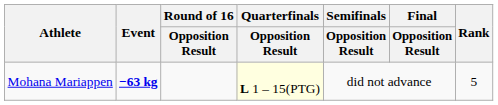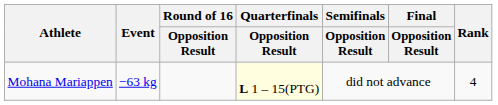(138, 81) bold -> (138, 81) normal
(474, 81) 5 -> (473, 81) 4
